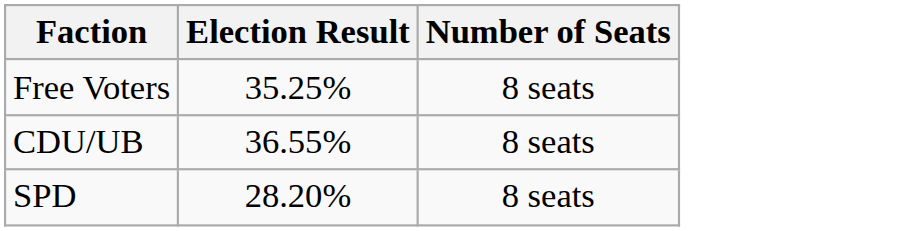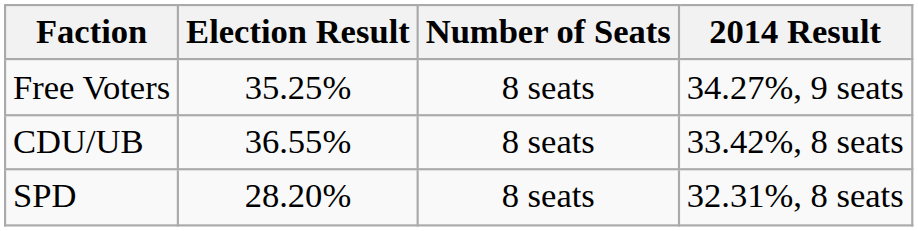+ column: (795, 31)
